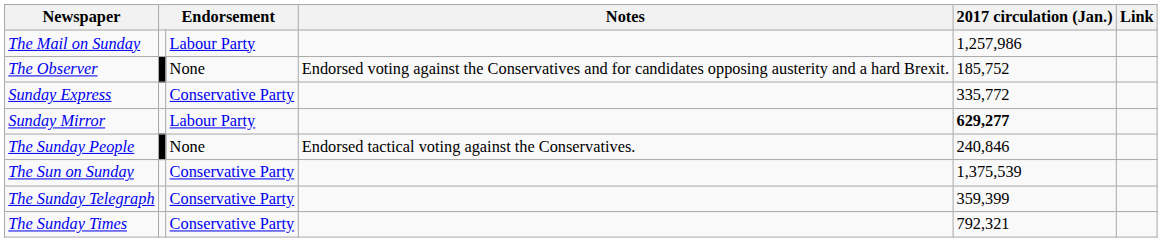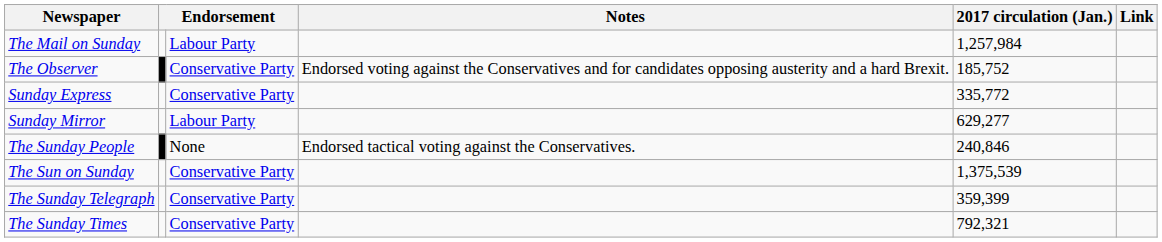(989, 43) 1,257,986 -> (989, 43) 1,257,984
(187, 69) None -> (232, 69) Conservative Party
(983, 120) bold -> (983, 120) normal
